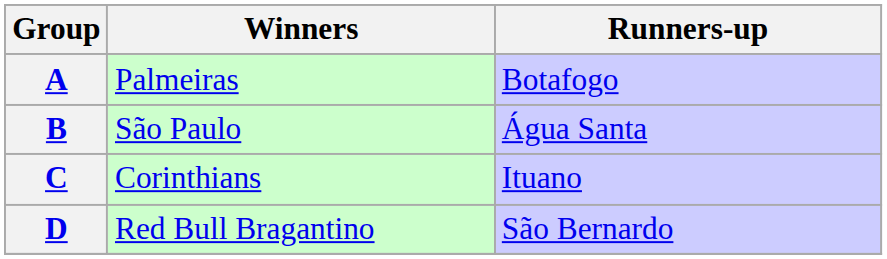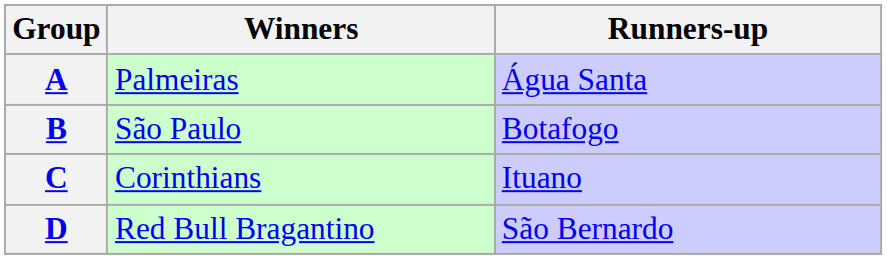(560, 79) Botafogo -> (575, 79) Água Santa
(575, 128) Água Santa -> (560, 128) Botafogo
